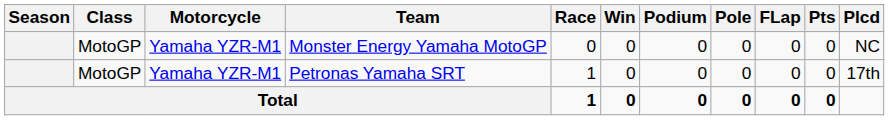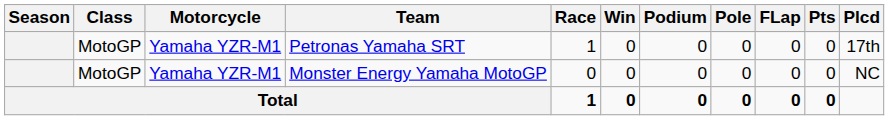rows swapped: (418, 45) <-> (377, 73)
